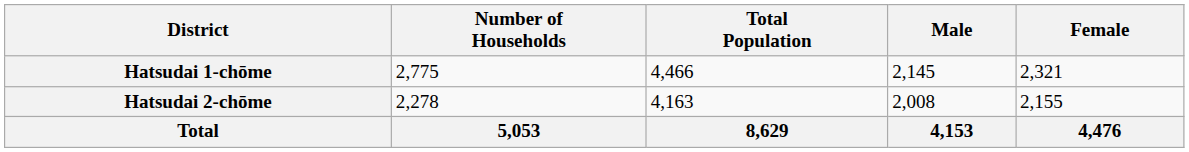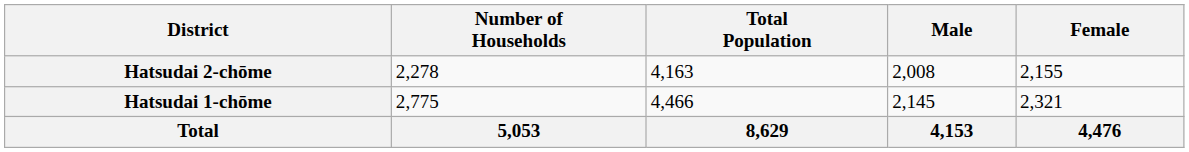rows swapped: (198, 71) <-> (198, 101)
